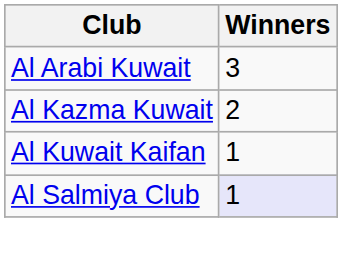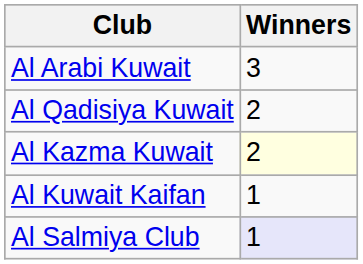+ row: (122, 110)
(233, 110) no background -> (254, 152) lightyellow background
